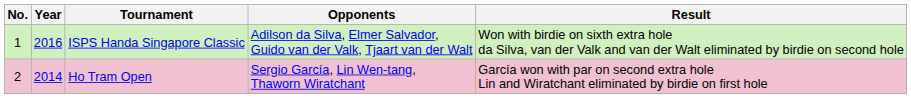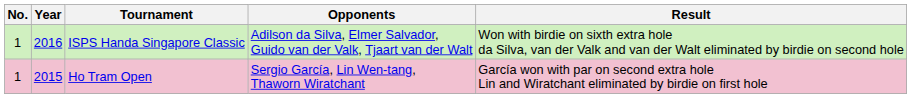(18, 77) 2 -> (18, 77) 1
(48, 77) 2014 -> (48, 77) 2015
